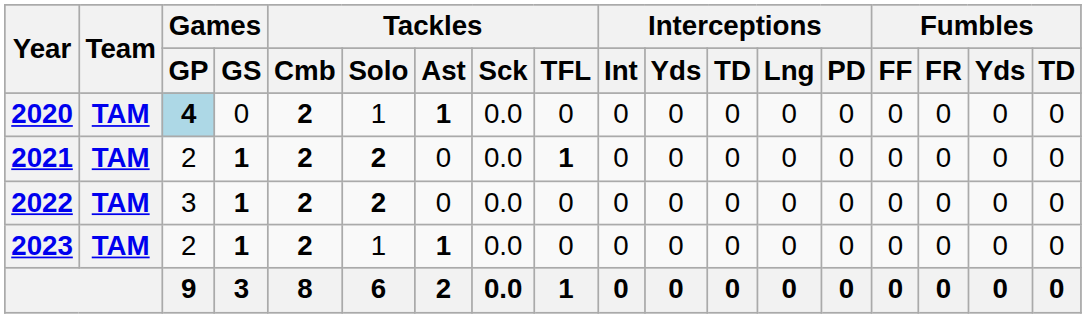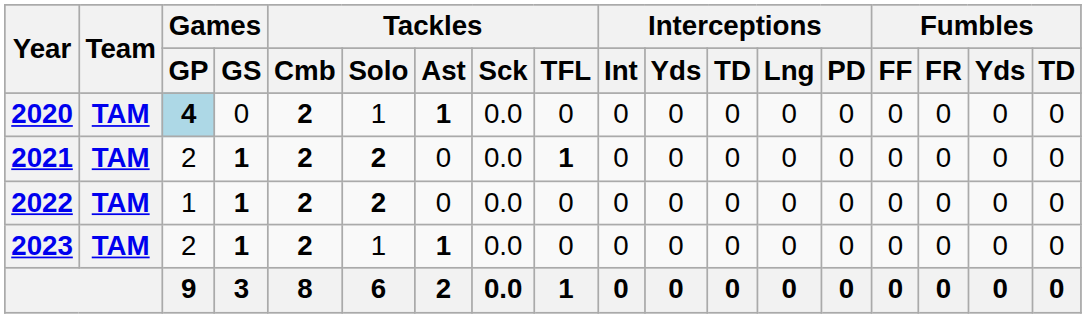(189, 202) 3 -> (189, 202) 1
